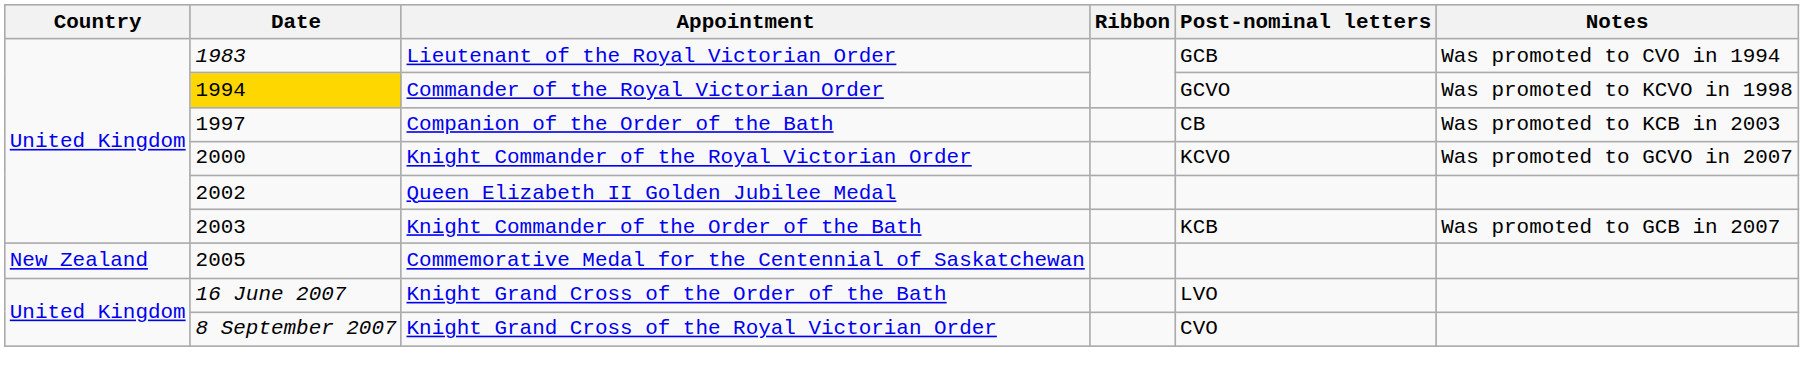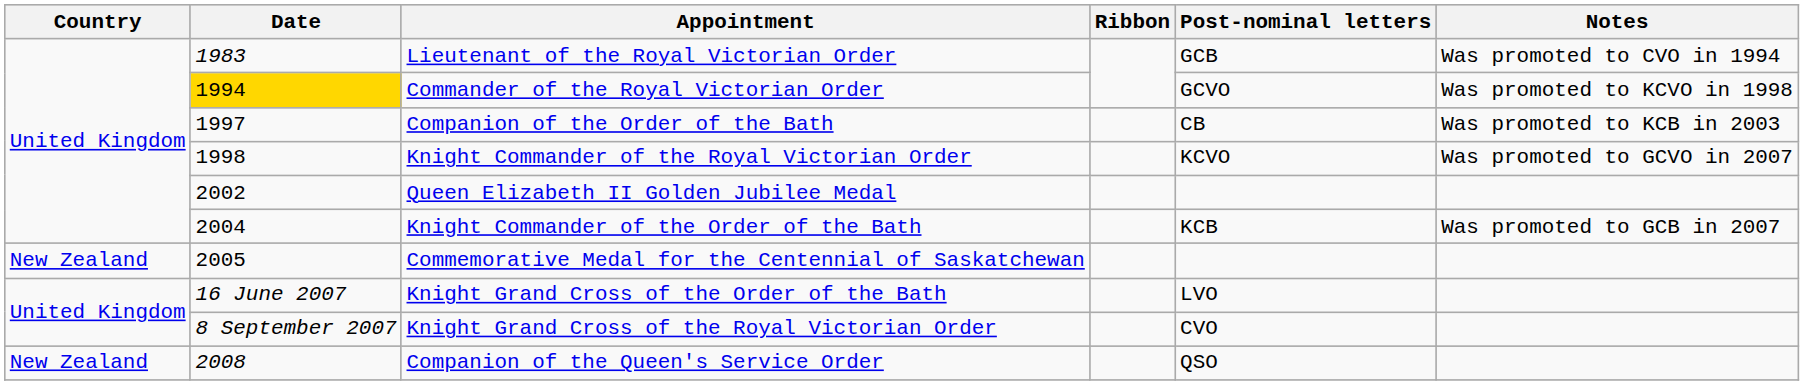(221, 158) 2000 -> (221, 158) 1998
(221, 227) 2003 -> (221, 227) 2004
+ row: (645, 363)
